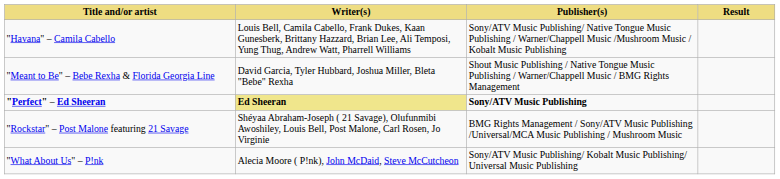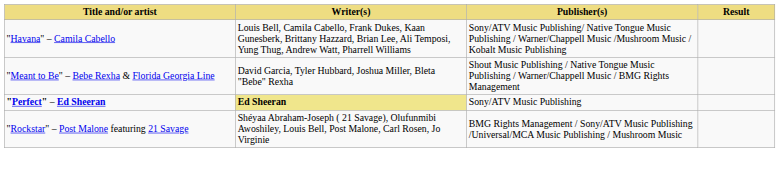(528, 102) bold -> (525, 102) normal
- row: (55, 161)
